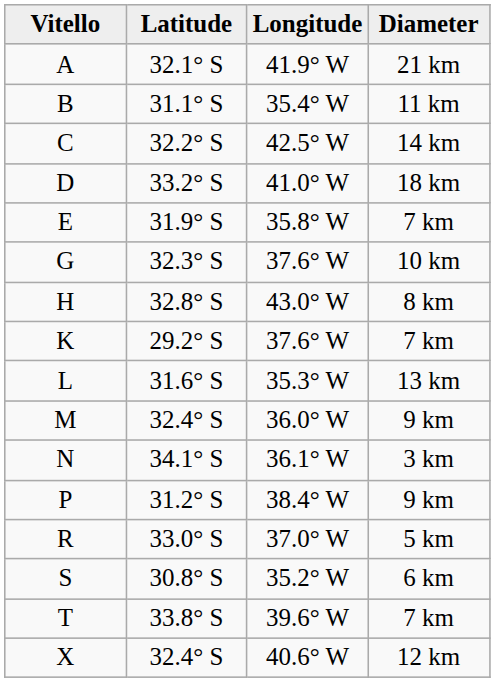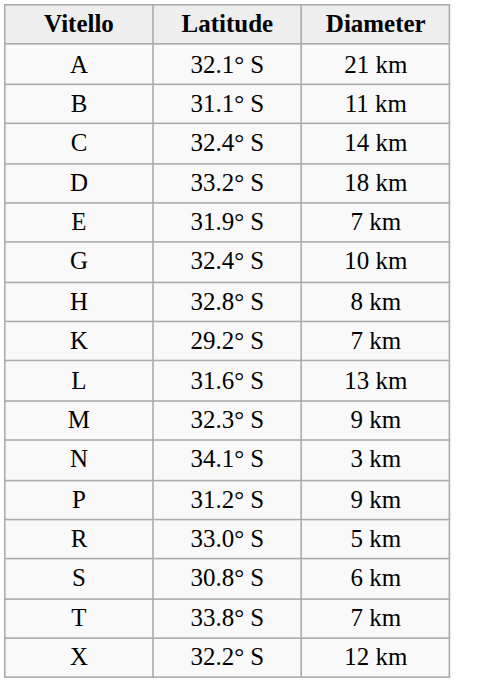- column: (308, 24)
(186, 143) 32.2° S -> (227, 143) 32.4° S
(186, 261) 32.3° S -> (227, 261) 32.4° S
(186, 420) 32.4° S -> (227, 420) 32.3° S
(186, 657) 32.4° S -> (227, 657) 32.2° S
